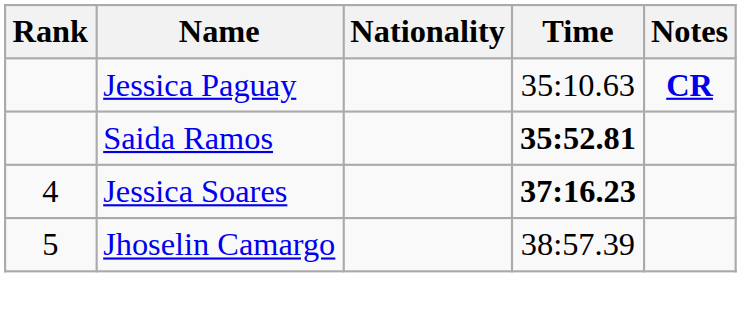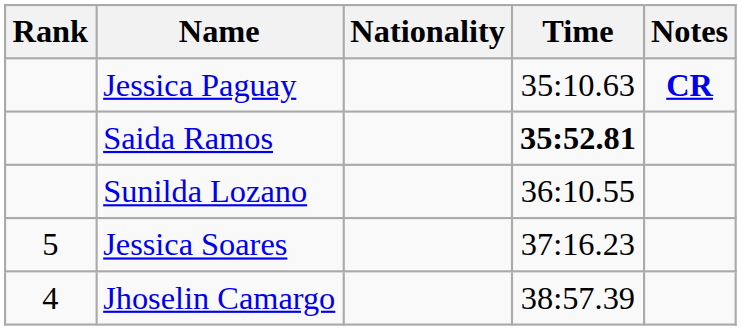+ row: (205, 191)
(50, 191) 4 -> (50, 244) 5
(578, 191) bold -> (578, 244) normal
(50, 244) 5 -> (50, 298) 4
